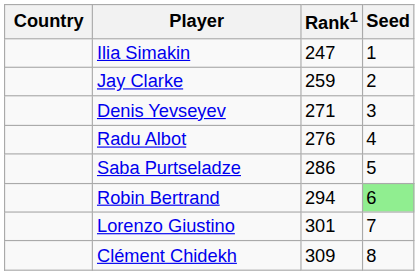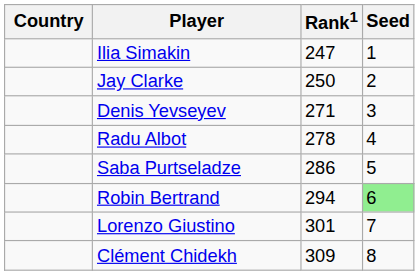(320, 81) 259 -> (320, 81) 250
(320, 139) 276 -> (320, 139) 278
